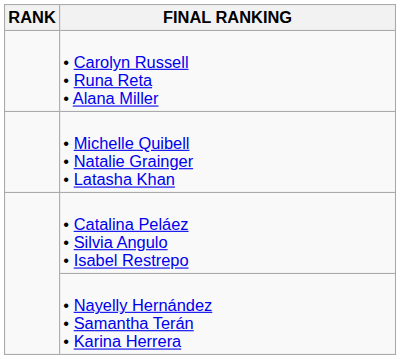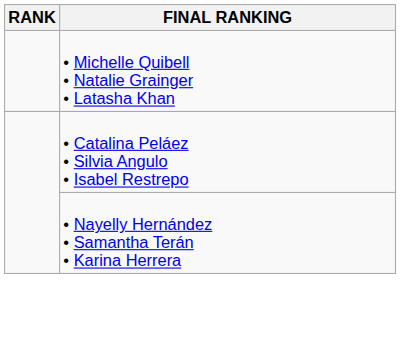- row: (126, 80)
